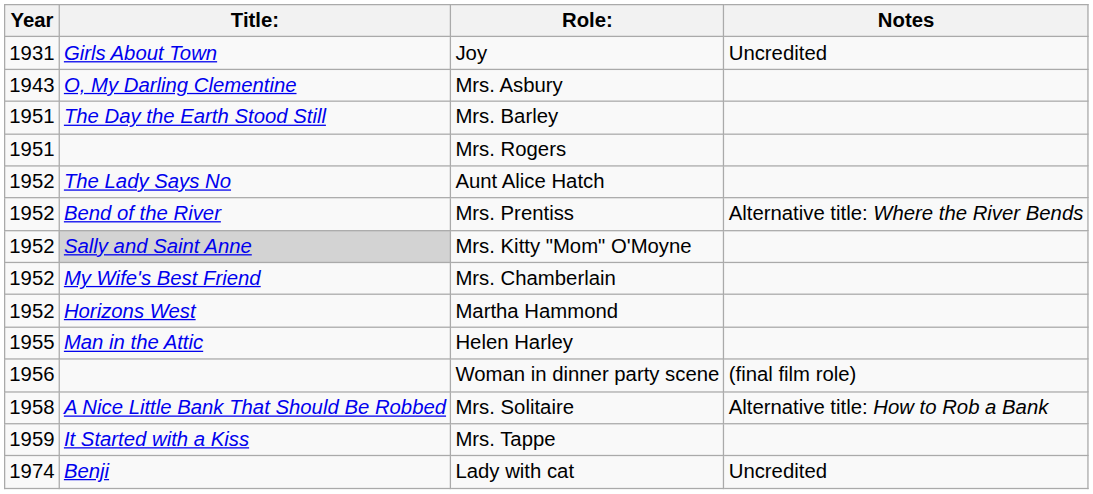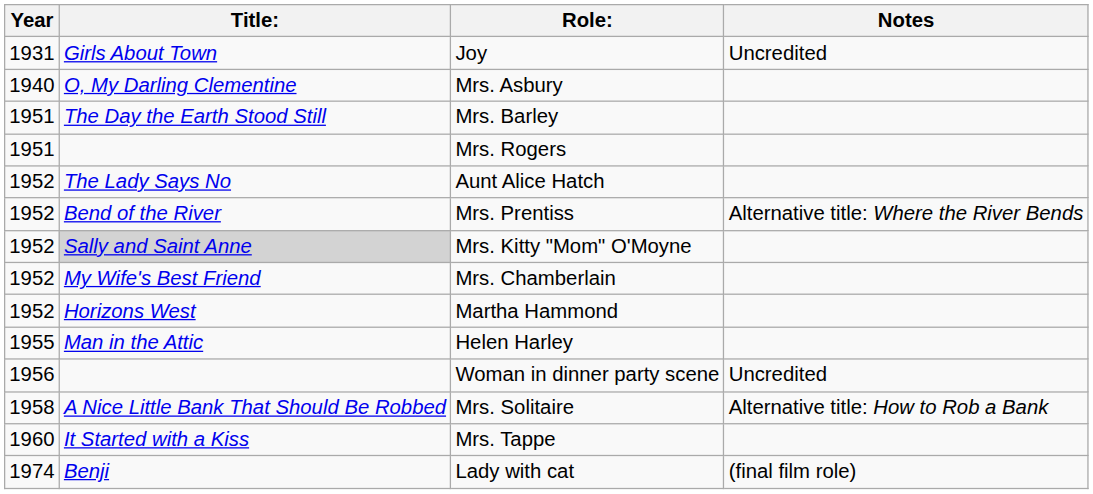(32, 85) 1943 -> (32, 85) 1940
(793, 375) (final film role) -> (778, 375) Uncredited
(32, 439) 1959 -> (32, 439) 1960
(778, 471) Uncredited -> (793, 471) (final film role)
